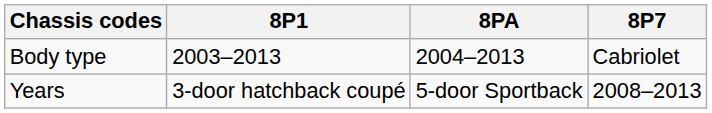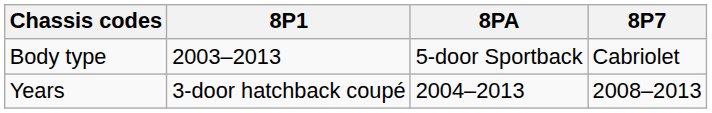(470, 56) 2004–2013 -> (499, 56) 5-door Sportback
(499, 90) 5-door Sportback -> (470, 90) 2004–2013
